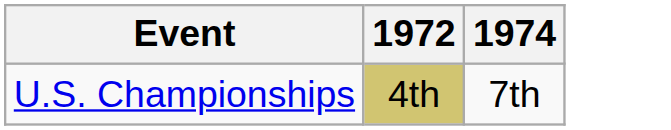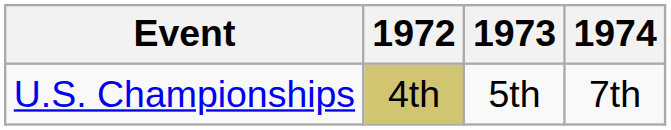+ column: (515, 34)
